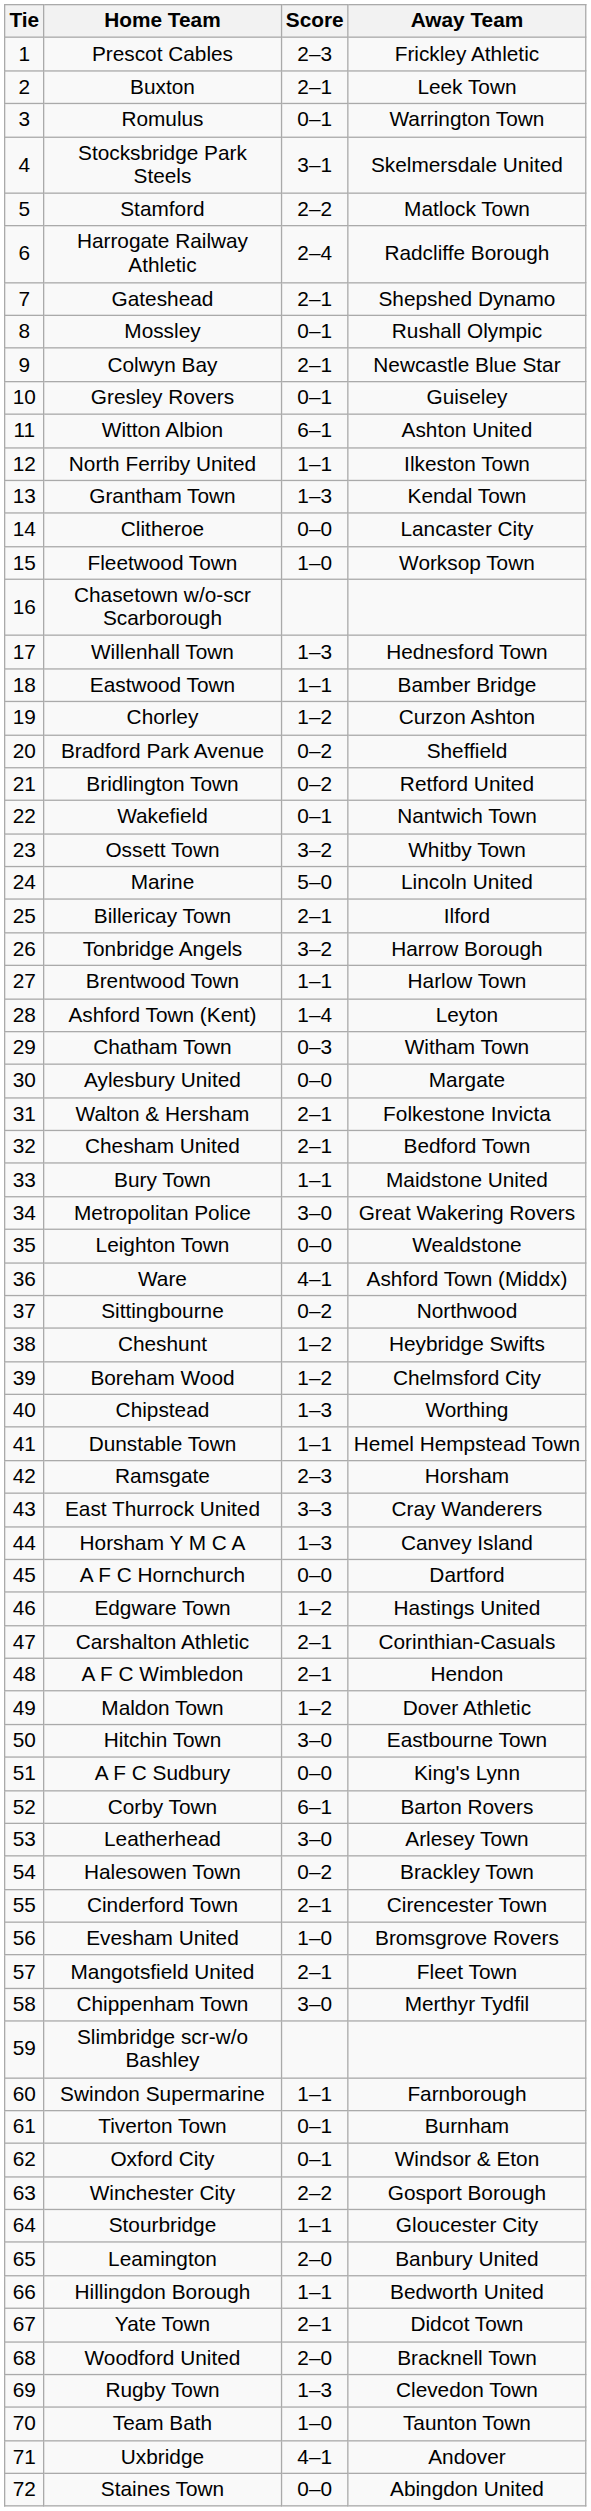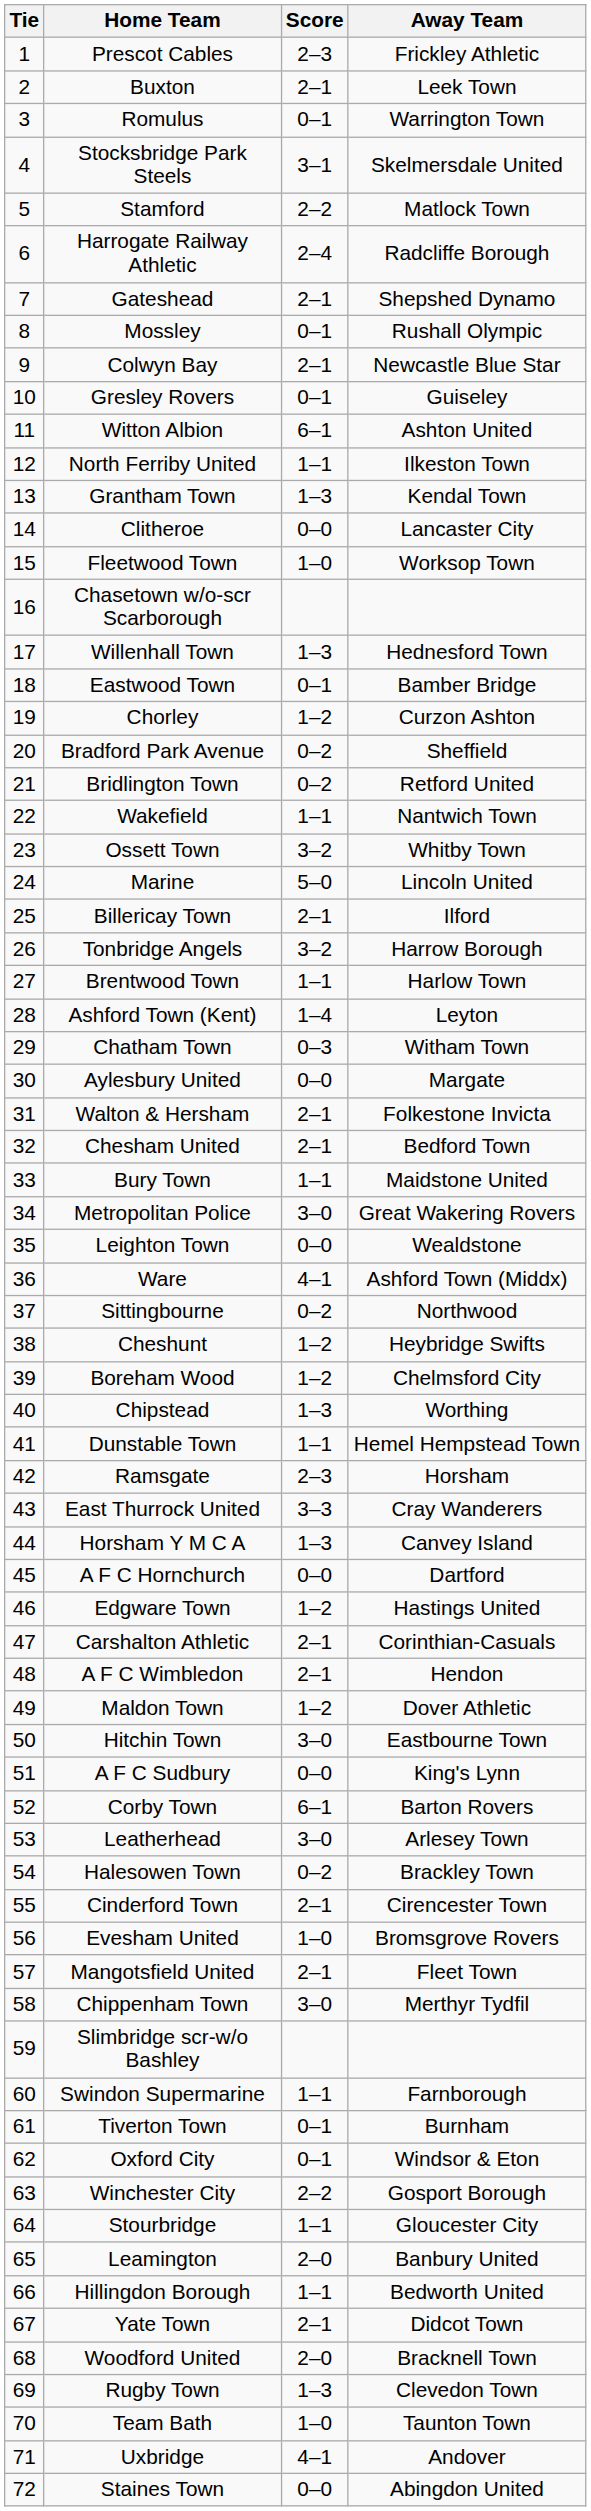(315, 684) 1–1 -> (315, 684) 0–1
(315, 816) 0–1 -> (315, 816) 1–1
